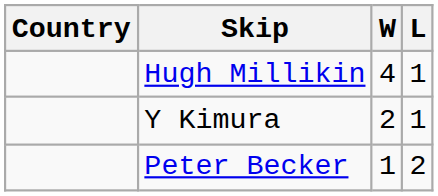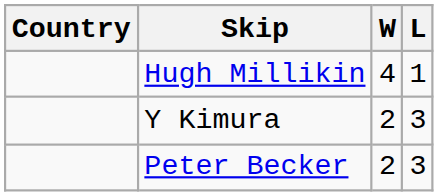(418, 121) 1 -> (418, 121) 3
(387, 167) 1 -> (387, 167) 2
(418, 167) 2 -> (418, 167) 3
